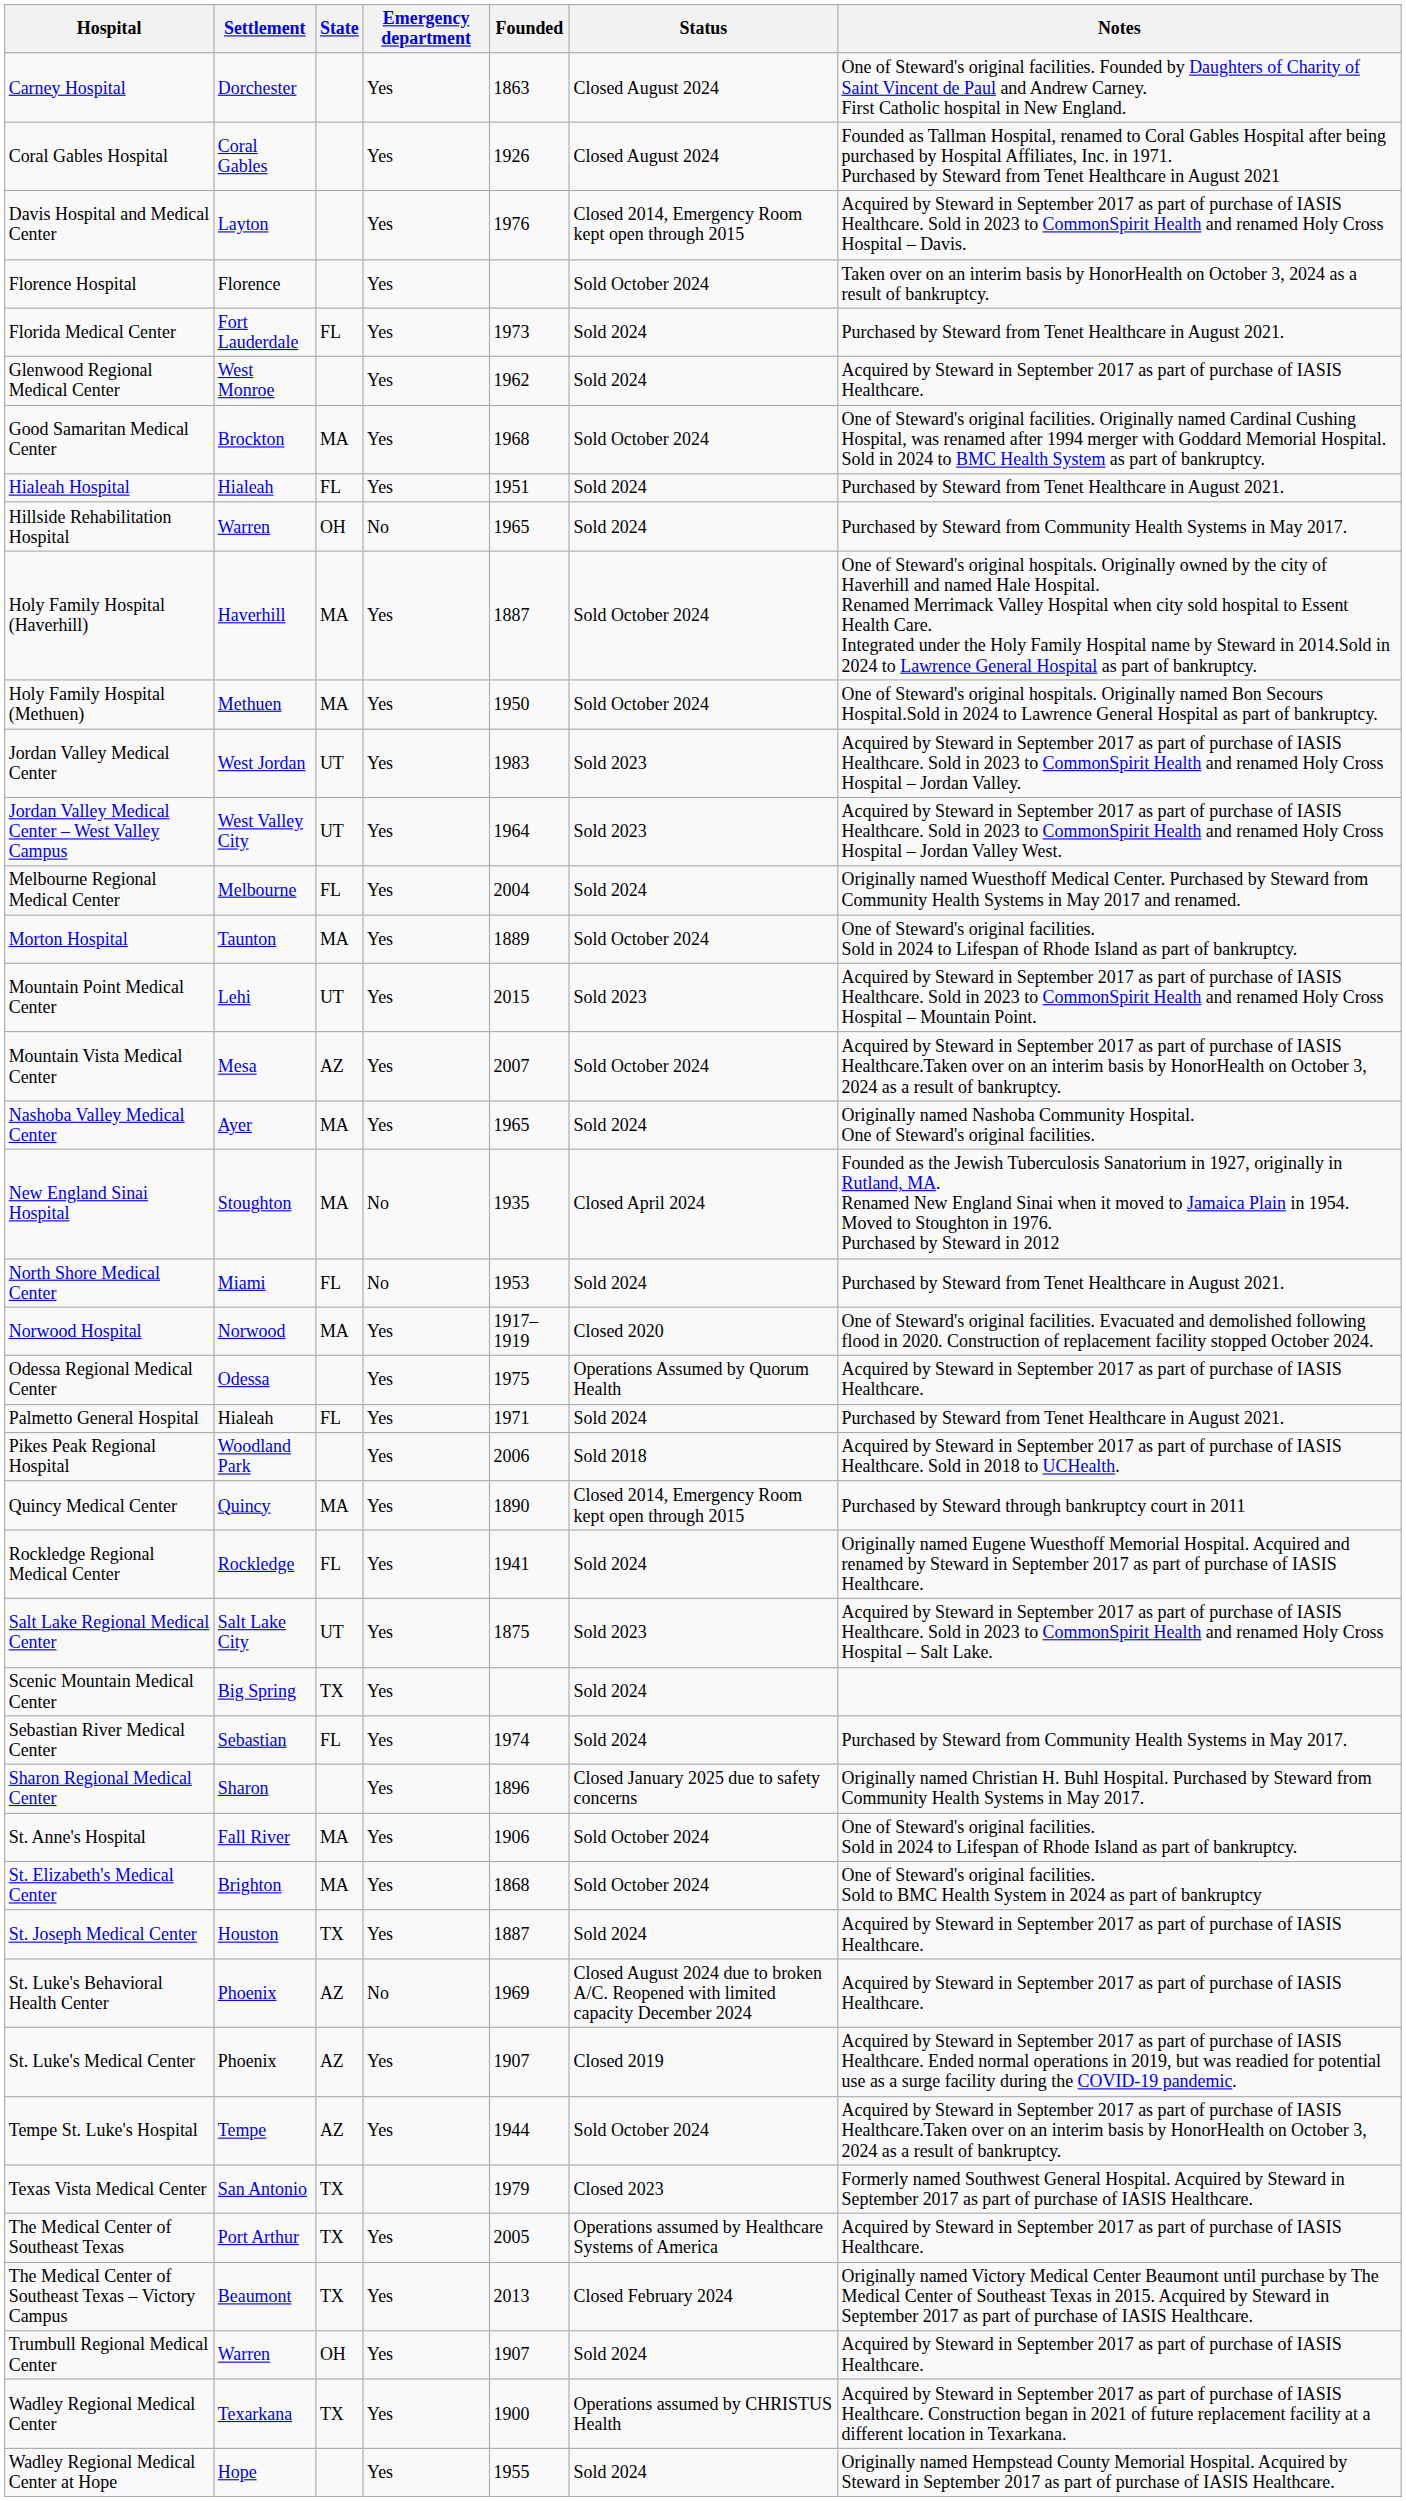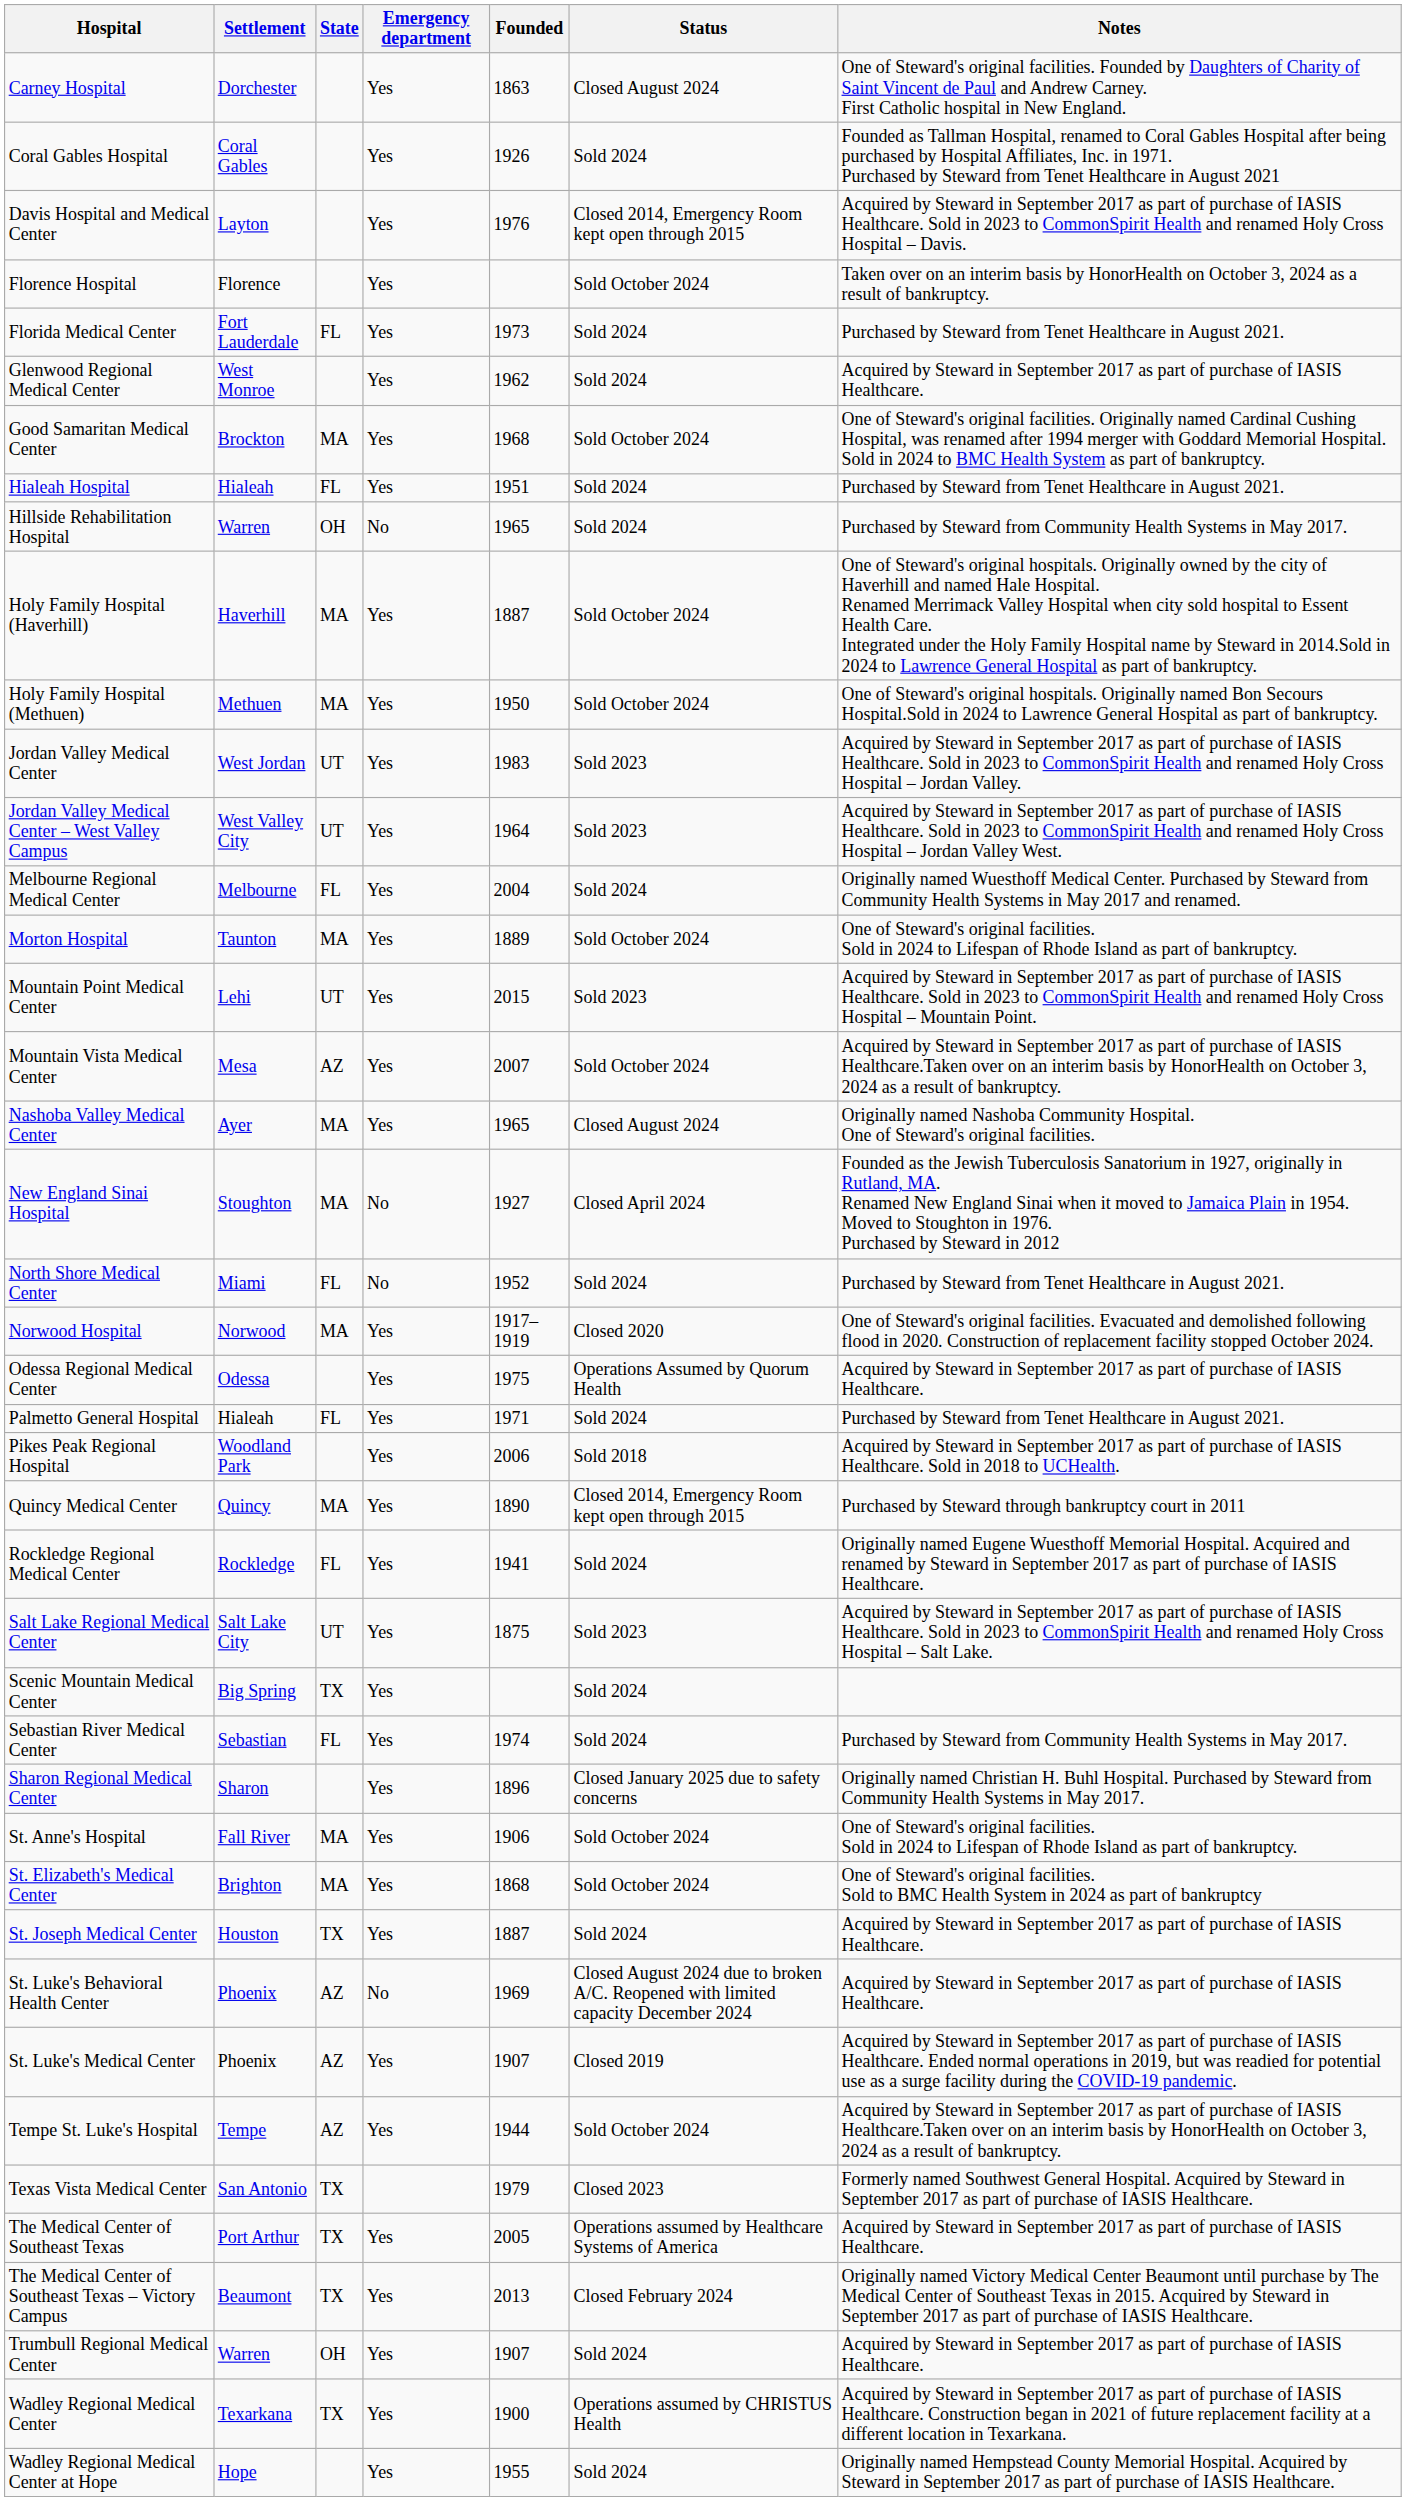(646, 156) Closed August 2024 -> (610, 156) Sold 2024
(610, 1124) Sold 2024 -> (646, 1124) Closed August 2024
(511, 1203) 1935 -> (511, 1203) 1927
(511, 1282) 1953 -> (511, 1282) 1952
